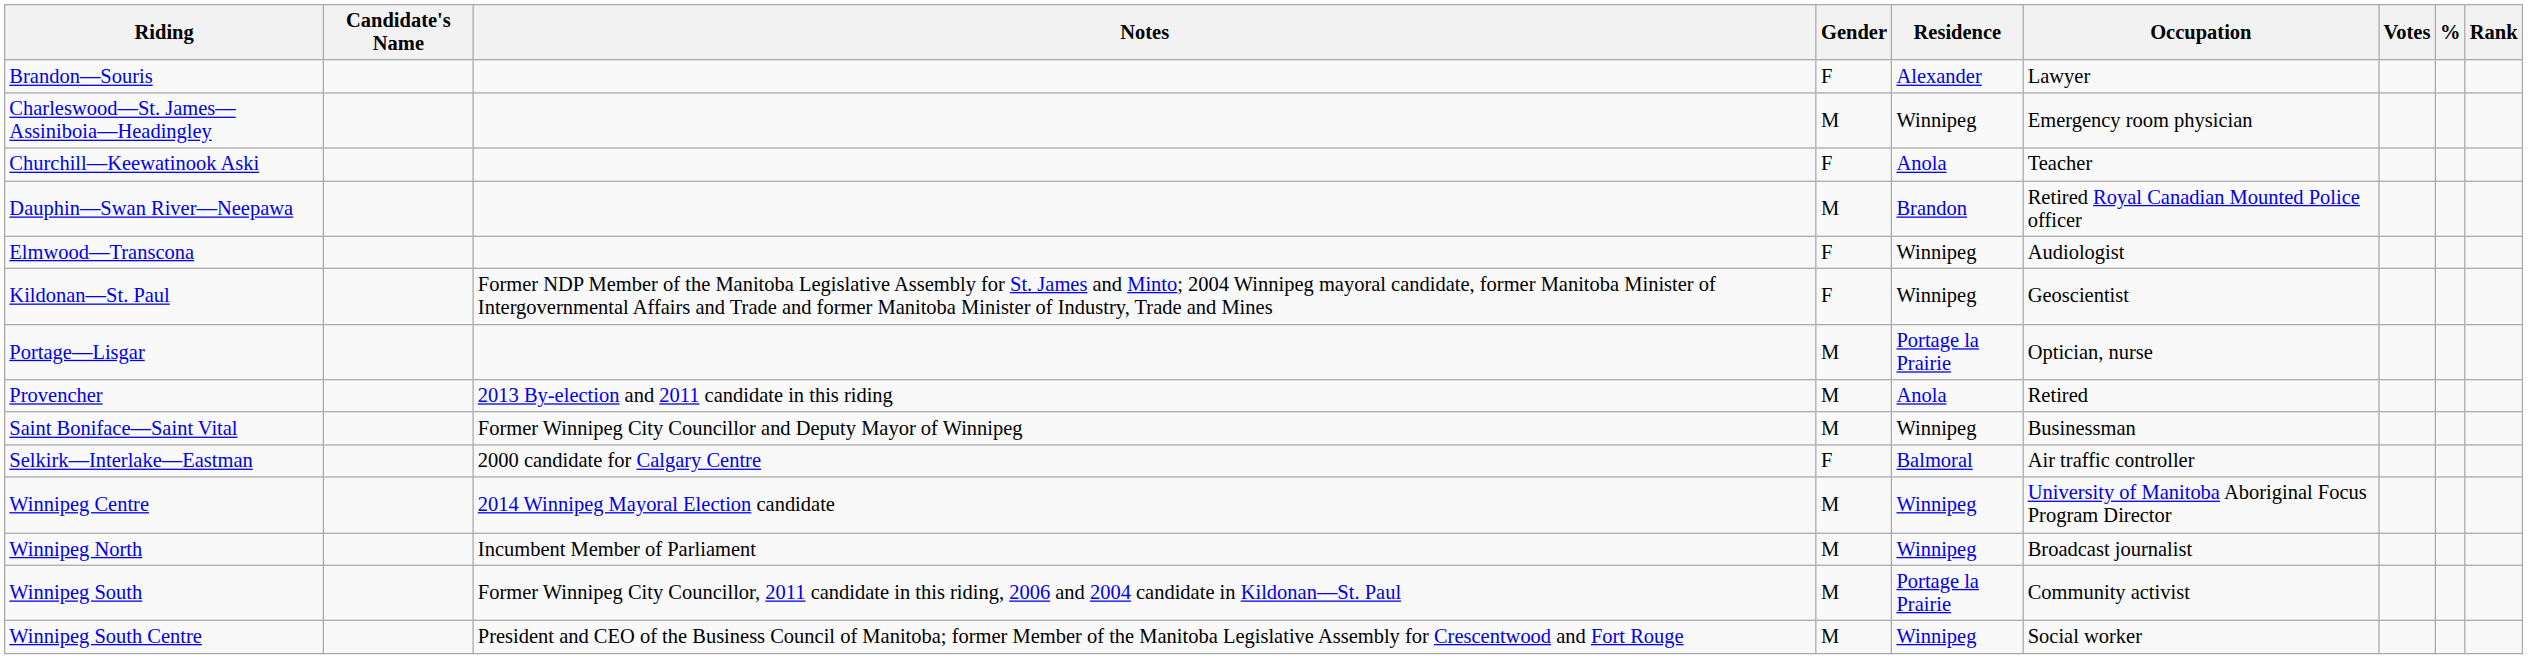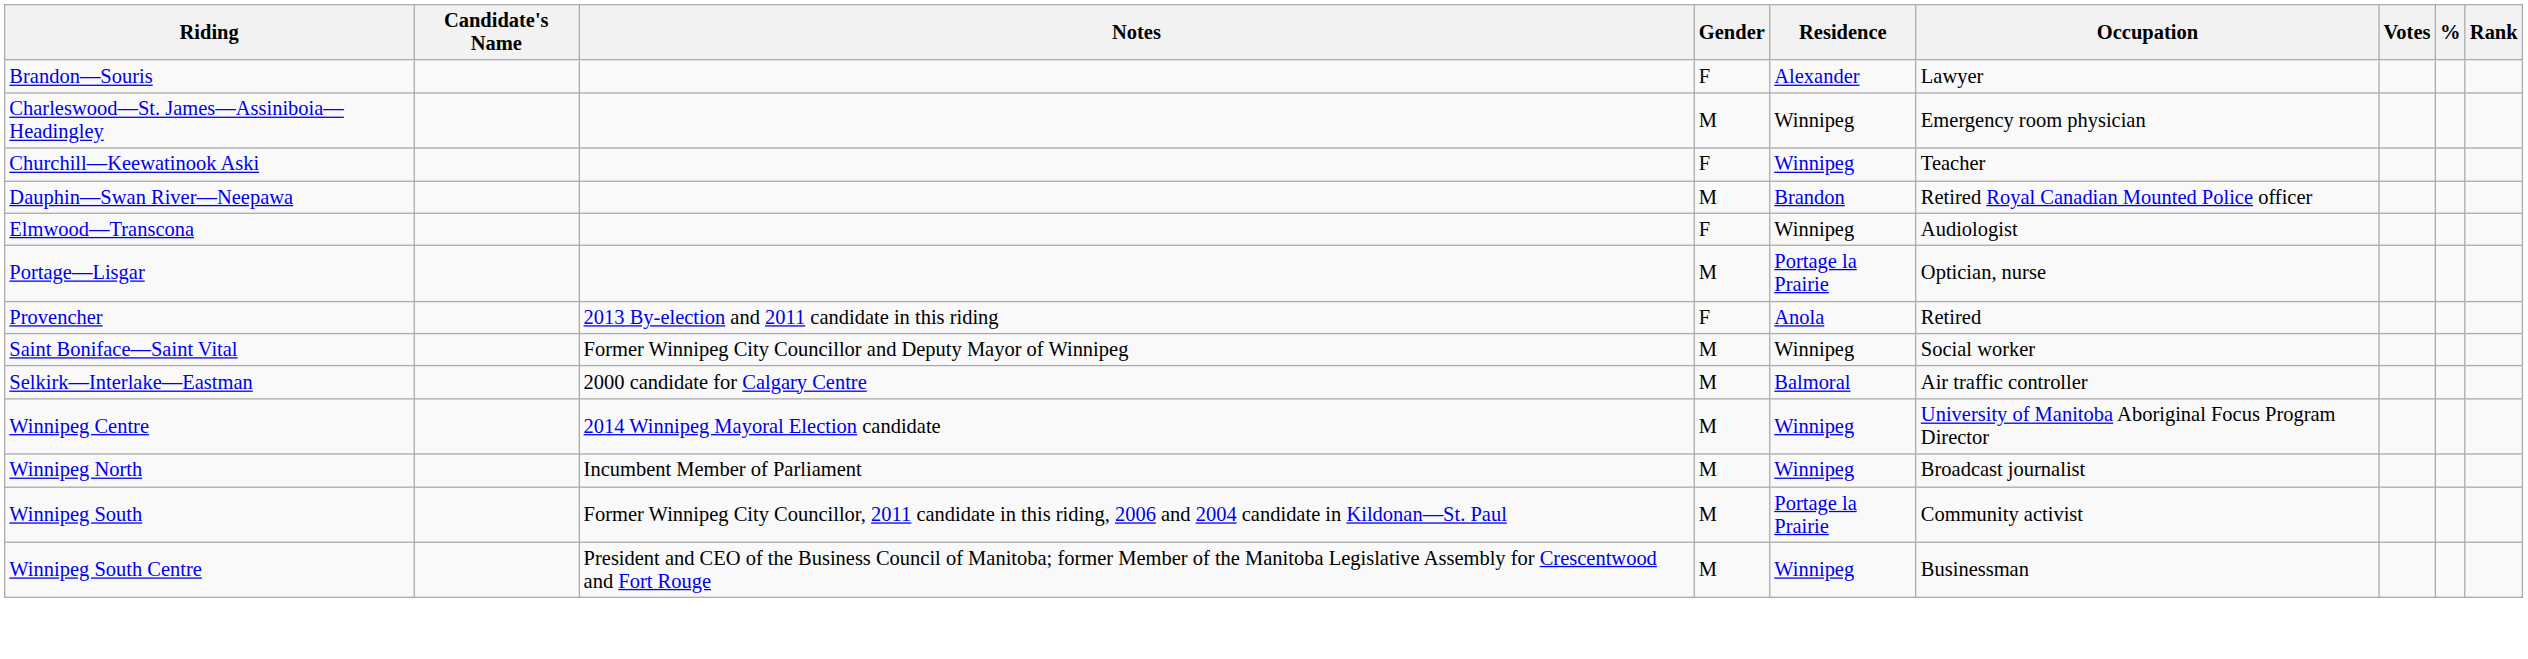(1921, 164) Anola -> (1814, 164) Winnipeg
- row: (90, 296)
(1830, 395) M -> (1705, 317) F
(2082, 428) Businessman -> (1978, 349) Social worker
(1827, 460) F -> (1708, 382) M
(2085, 636) Social worker -> (1975, 569) Businessman
